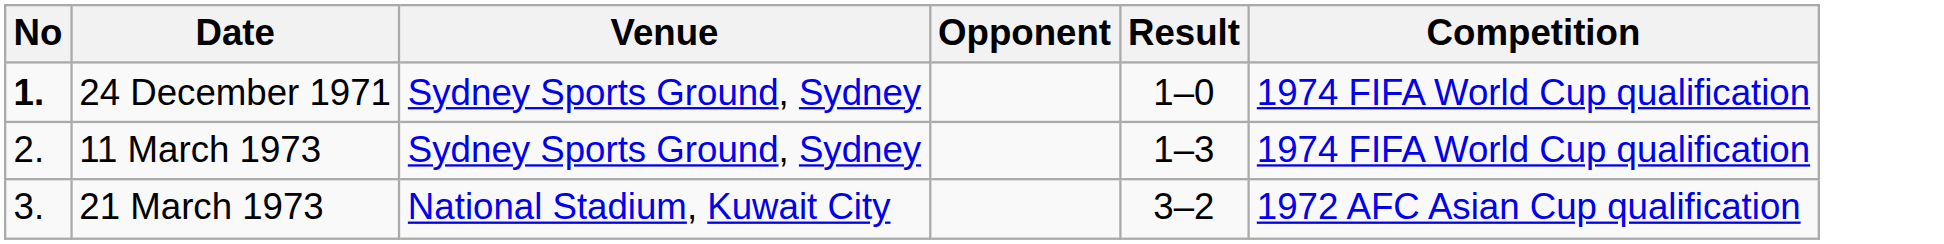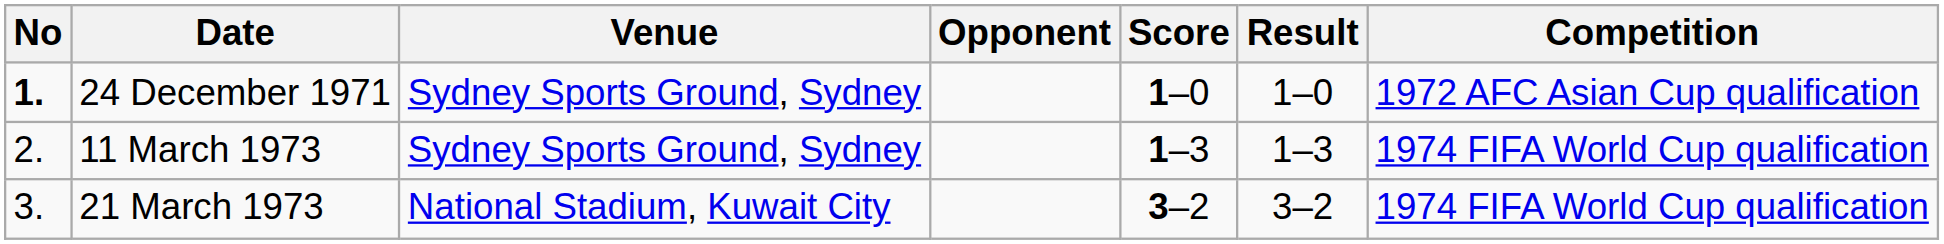+ column: (1179, 33)
(1533, 91) 1974 FIFA World Cup qualification -> (1647, 91) 1972 AFC Asian Cup qualification
(1529, 207) 1972 AFC Asian Cup qualification -> (1652, 207) 1974 FIFA World Cup qualification
